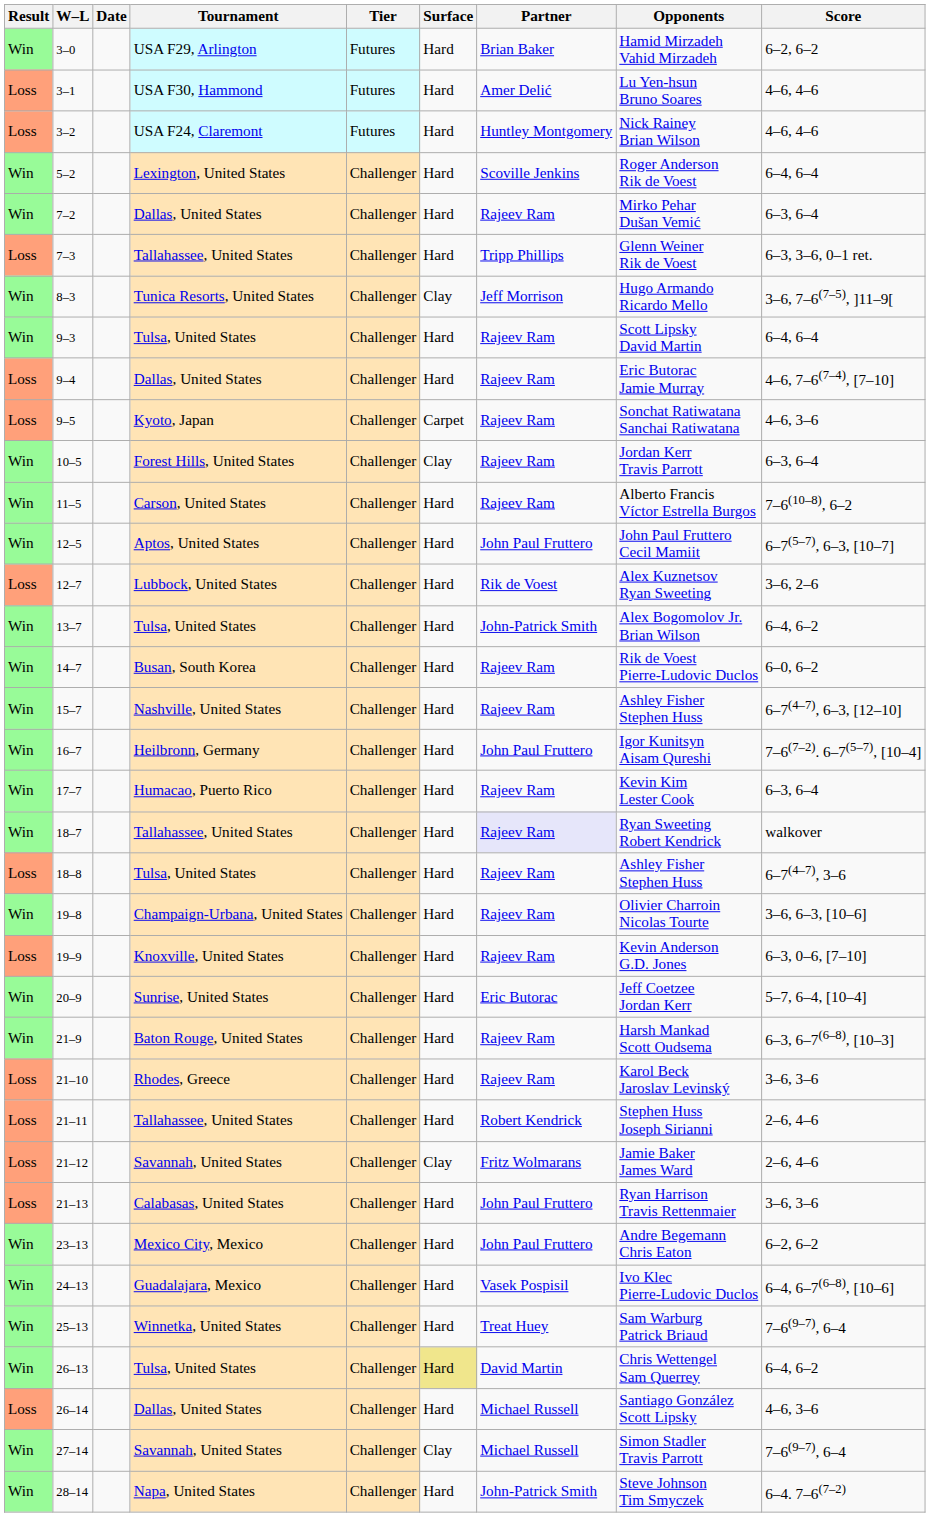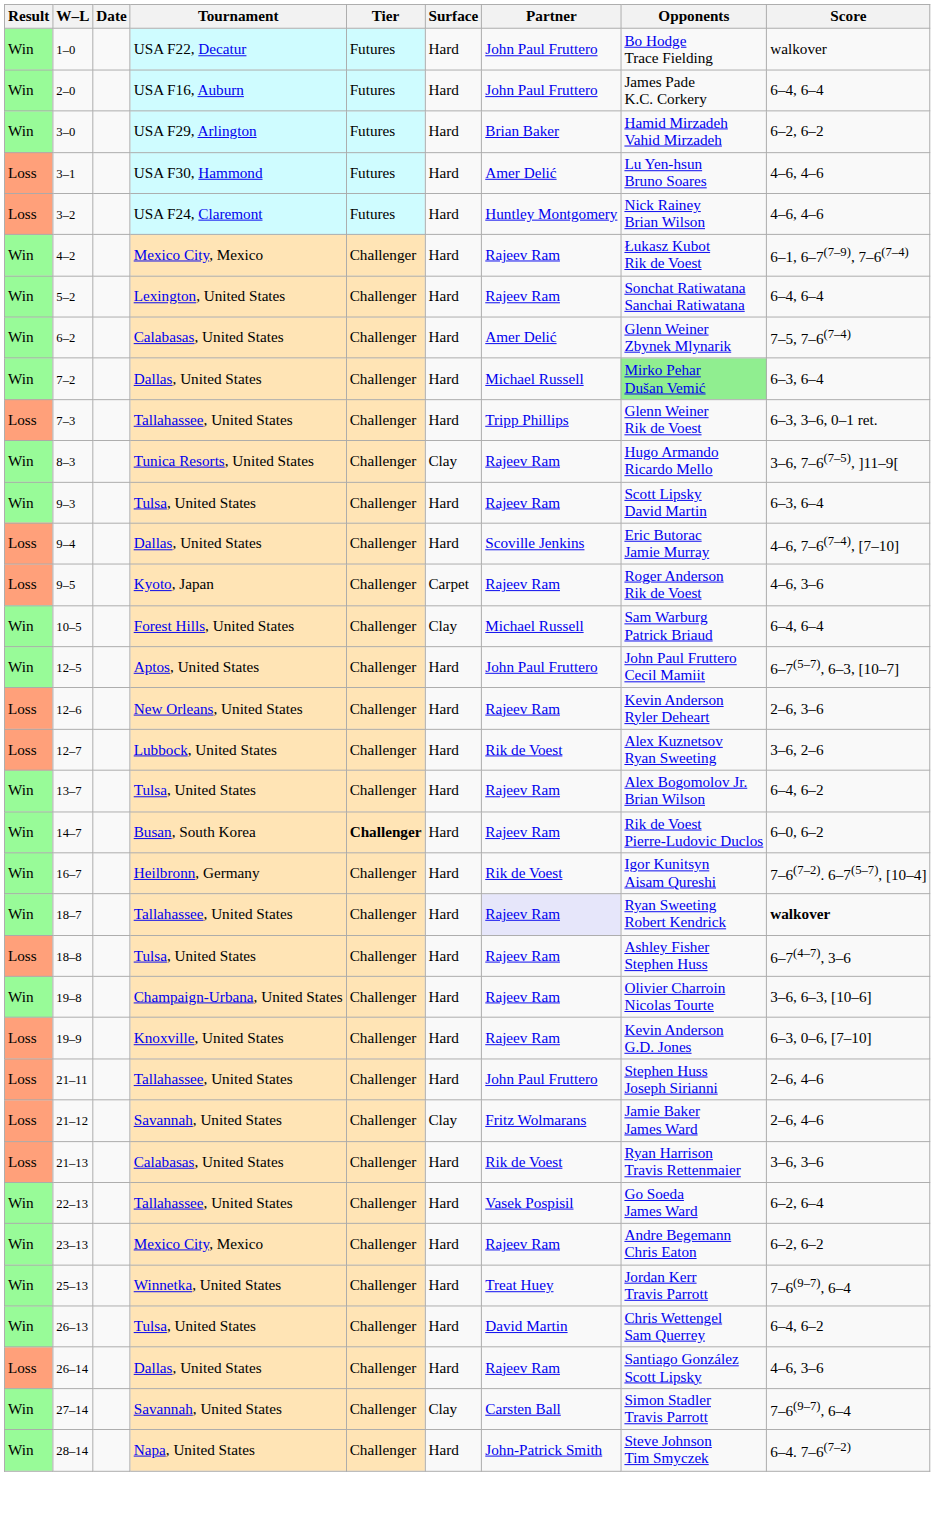+ row: (66, 50)
+ row: (66, 91)
+ row: (66, 256)
(530, 172) Scoville Jenkins -> (523, 296) Rajeev Ram
(669, 172) Roger Anderson Rik de Voest -> (685, 296) Sonchat Ratiwatana Sanchai Ratiwatana
+ row: (66, 338)
(518, 214) Rajeev Ram -> (534, 378) Michael Russell
(660, 214) no background -> (665, 378) lightgreen background
(522, 296) Jeff Morrison -> (523, 461) Rajeev Ram
(792, 337) 6–4, 6–4 -> (797, 502) 6–3, 6–4
(518, 378) Rajeev Ram -> (535, 543) Scoville Jenkins
(680, 420) Sonchat Ratiwatana Sanchai Ratiwatana -> (674, 584) Roger Anderson Rik de Voest
(518, 461) Rajeev Ram -> (534, 626) Michael Russell
(661, 461) Jordan Kerr Travis Parrott -> (669, 626) Sam Warburg Patrick Briaud
(792, 461) 6–3, 6–4 -> (797, 626) 6–4, 6–4
- row: (69, 503)
+ row: (69, 709)
(539, 626) John-Patrick Smith -> (523, 790) Rajeev Ram
(383, 667) normal -> (386, 832) bold
- row: (69, 709)
(536, 749) John Paul Fruttero -> (524, 873) Rik de Voest
- row: (69, 791)
(793, 832) normal -> (800, 914) bold
- row: (69, 997)
- row: (69, 1039)
- row: (72, 1080)
(531, 1120) Robert Kendrick -> (541, 1079) John Paul Fruttero
(536, 1202) John Paul Fruttero -> (524, 1161) Rik de Voest
+ row: (72, 1203)
(536, 1244) John Paul Fruttero -> (523, 1244) Rajeev Ram
- row: (72, 1286)
(663, 1326) Sam Warburg Patrick Briaud -> (666, 1285) Jordan Kerr Travis Parrott
(439, 1367) khaki background -> (444, 1326) no background
(529, 1409) Michael Russell -> (523, 1367) Rajeev Ram
(529, 1450) Michael Russell -> (523, 1409) Carsten Ball
